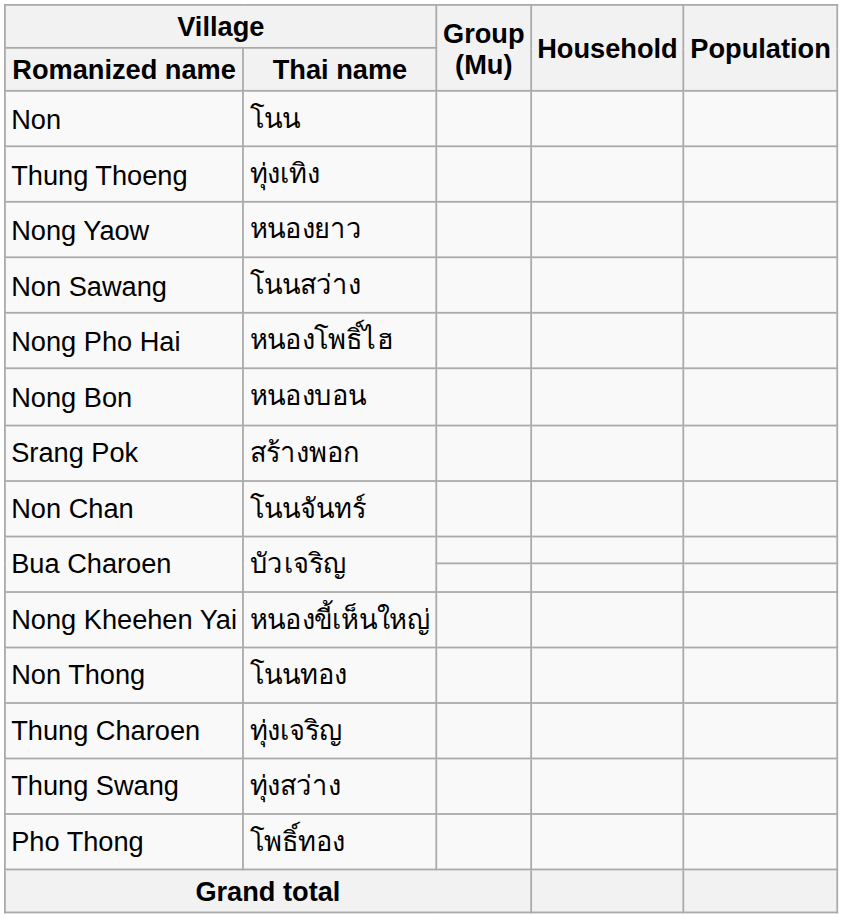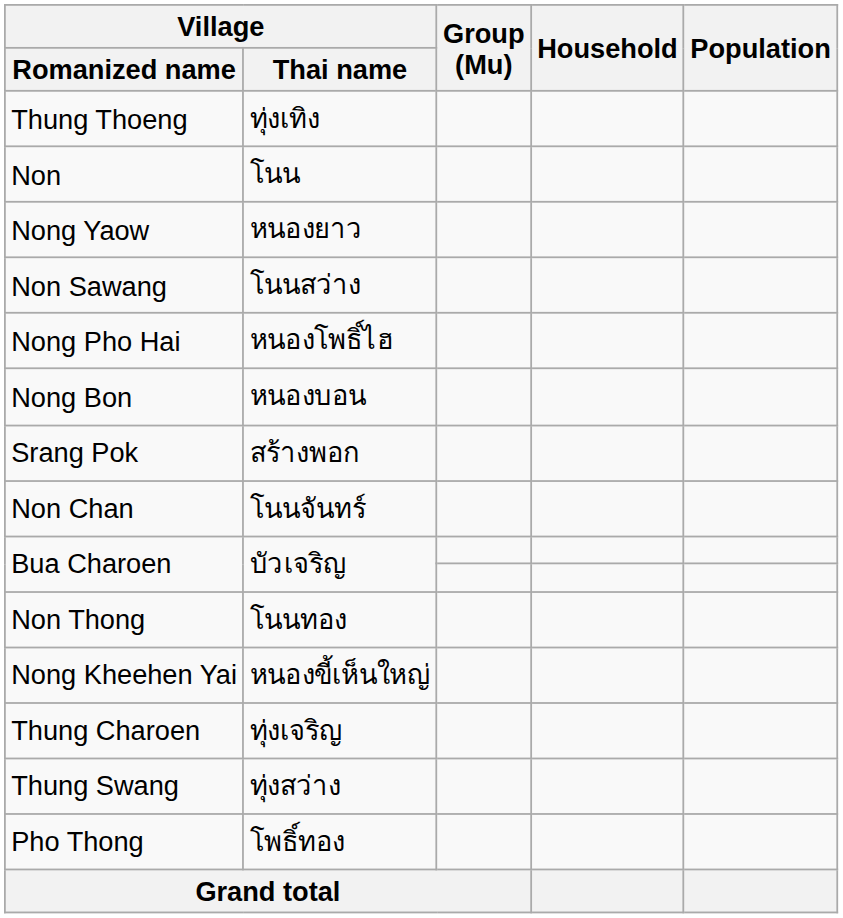rows swapped: (99, 175) <-> (36, 119)
rows swapped: (78, 675) <-> (124, 619)
